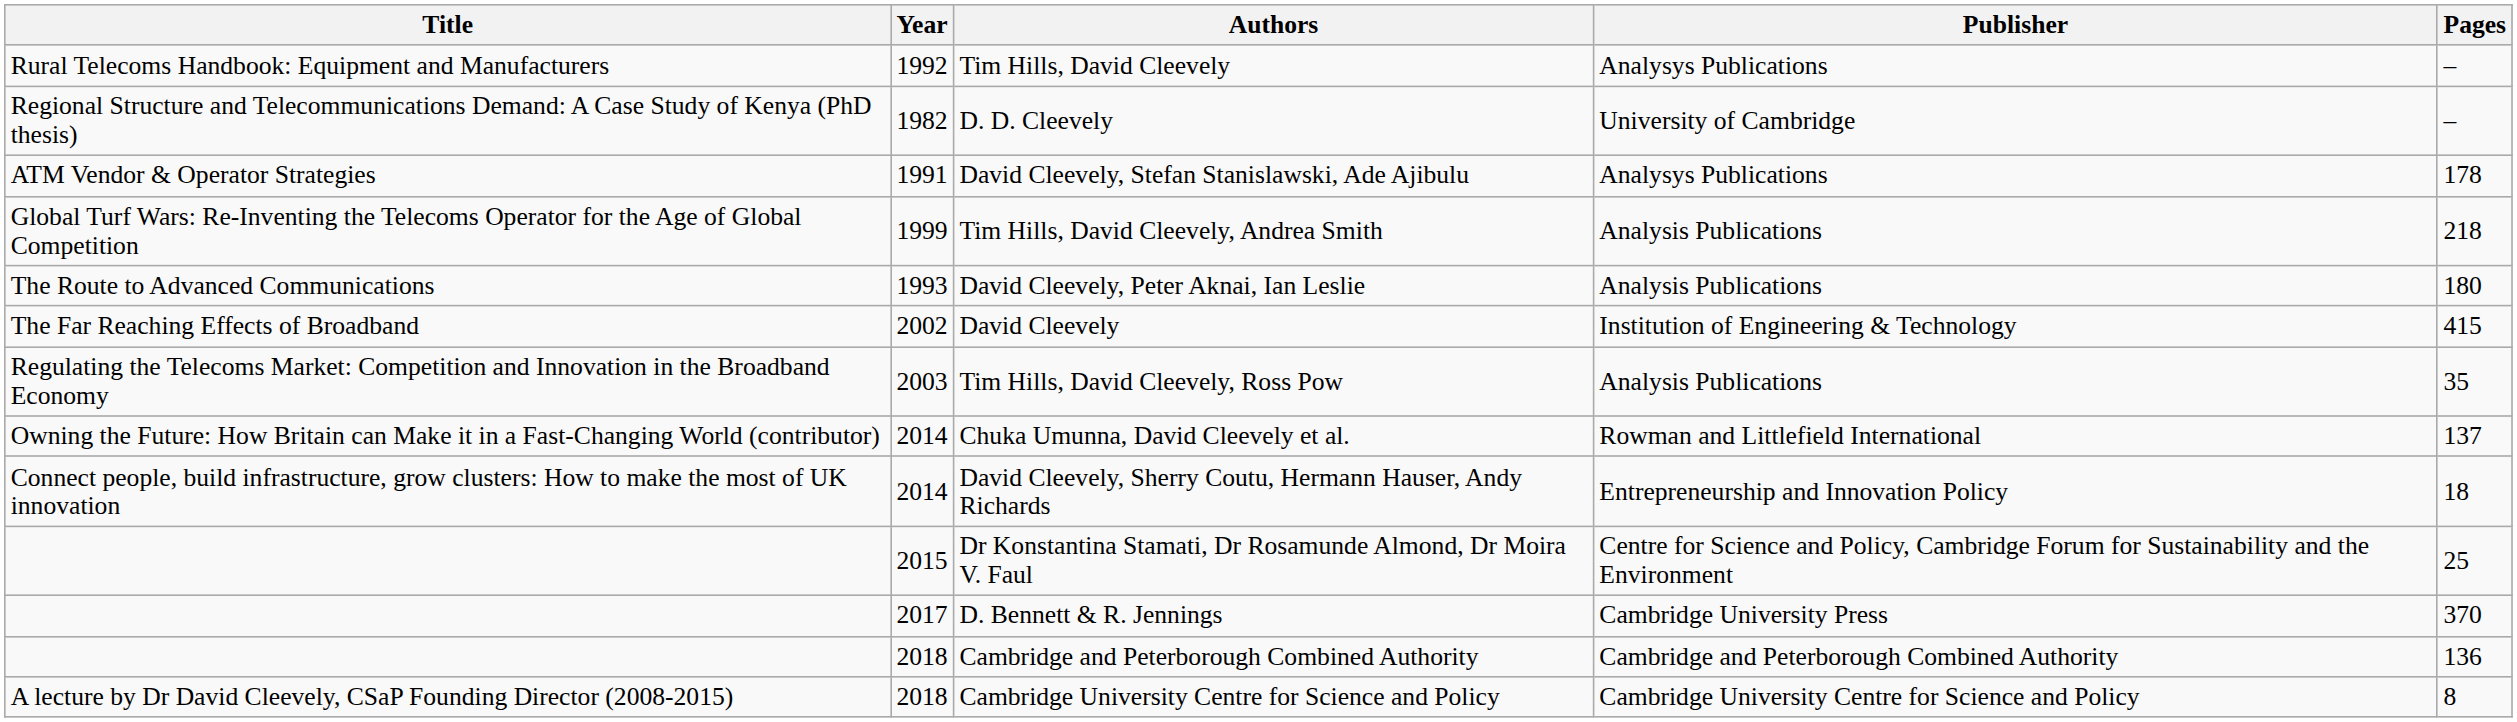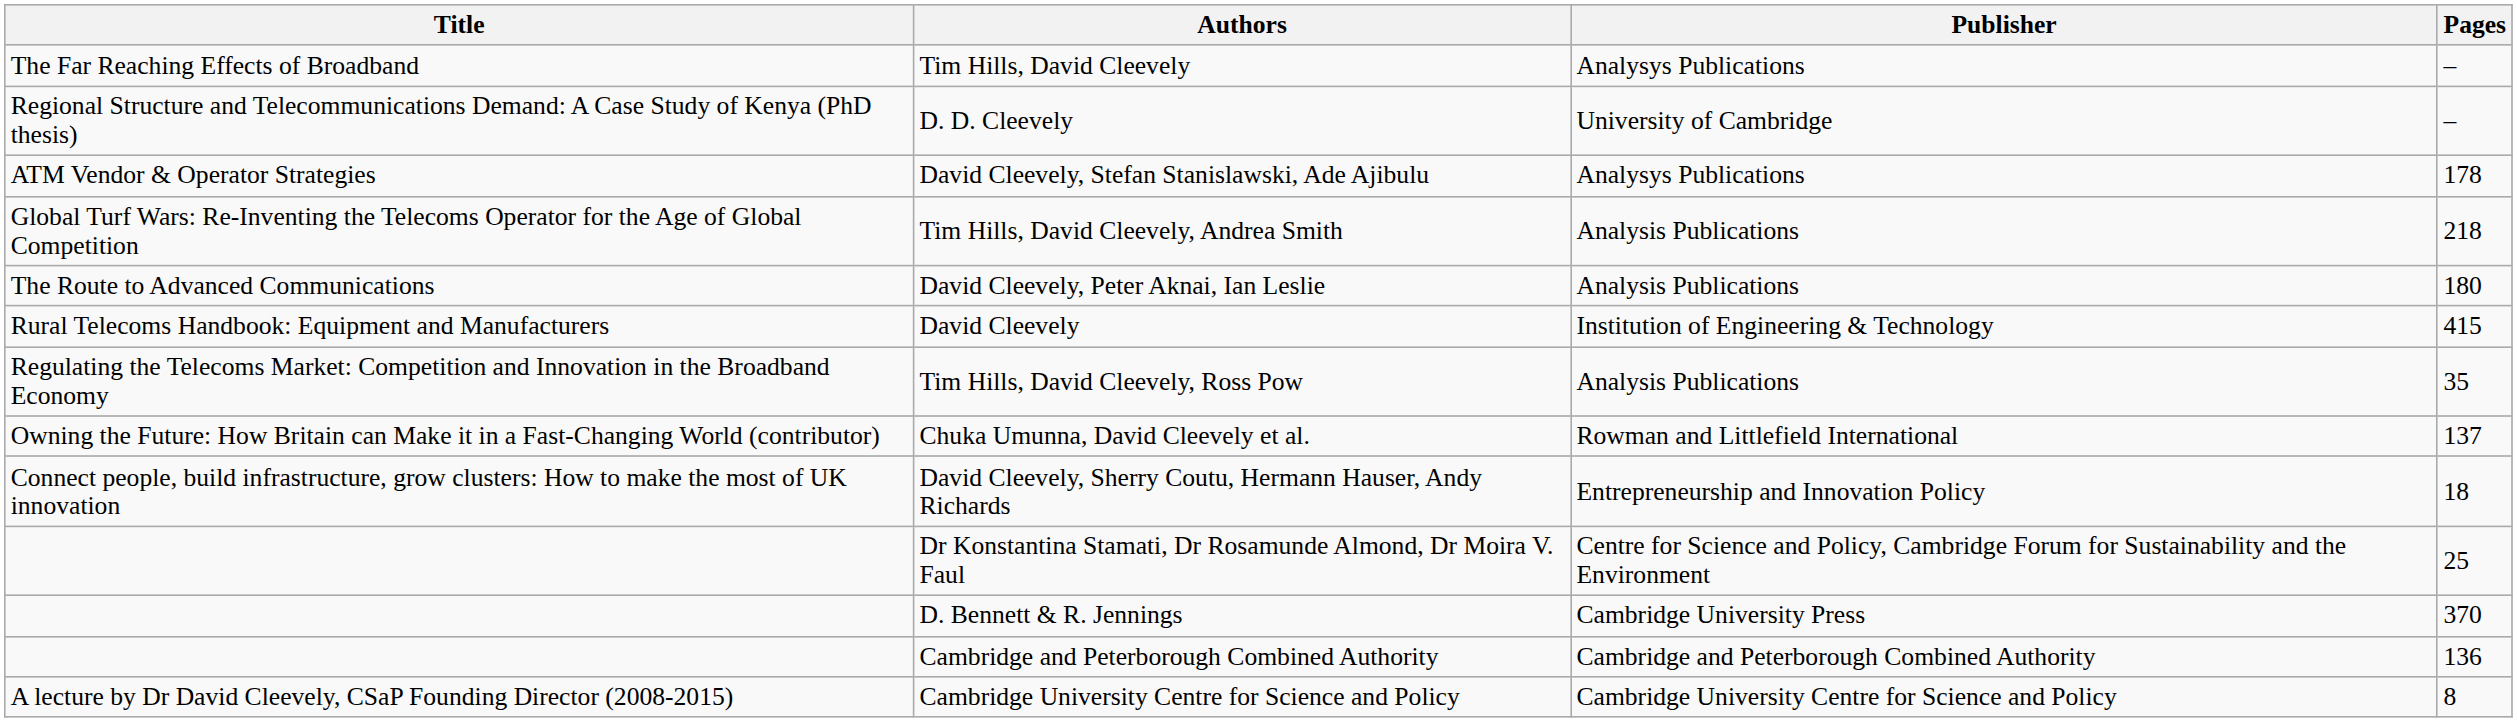- column: (922, 24)
(310, 65) Rural Telecoms Handbook: Equipment and Manufacturers -> (215, 65) The Far Reaching Effects of Broadband
(215, 326) The Far Reaching Effects of Broadband -> (310, 326) Rural Telecoms Handbook: Equipment and Manufacturers
